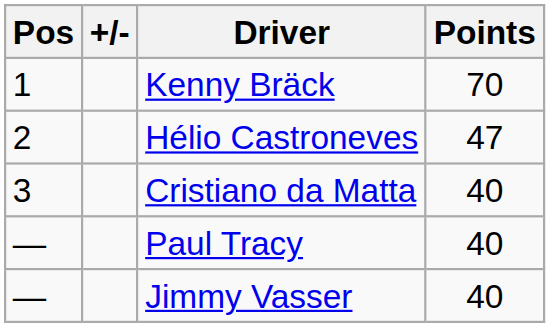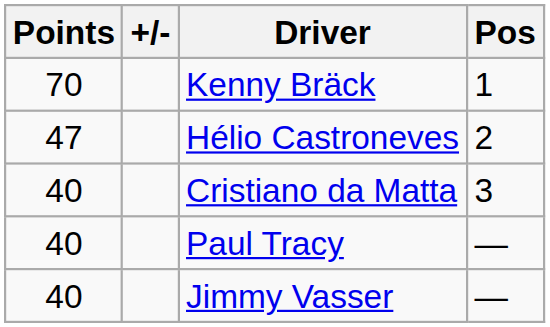columns swapped: (44, 32) <-> (485, 32)
